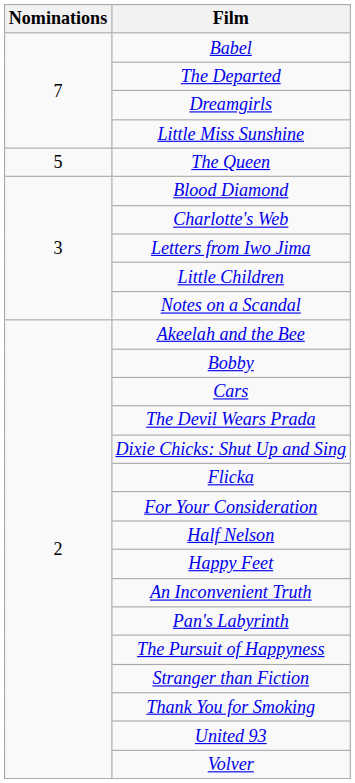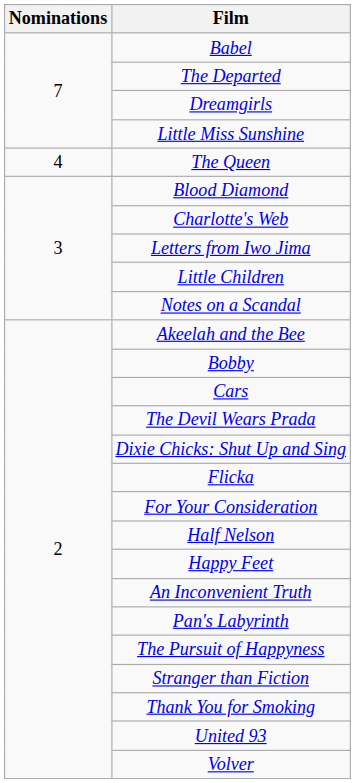(58, 162) 5 -> (58, 162) 4
